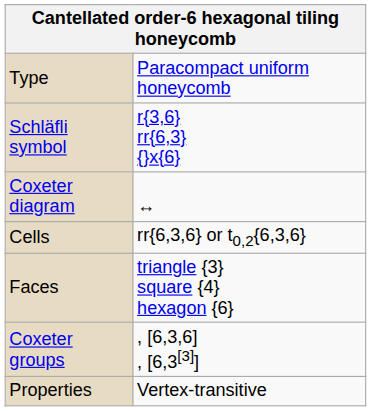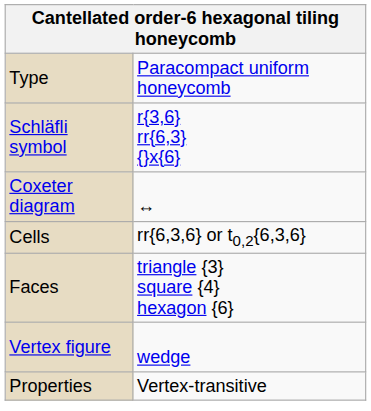+ row: (60, 347)
- row: (41, 349)
